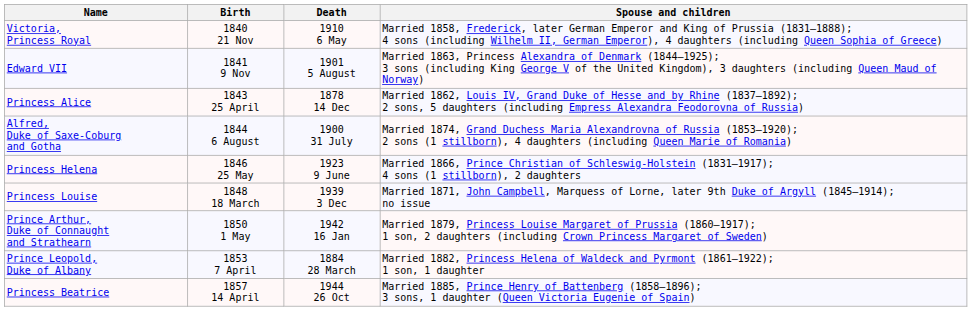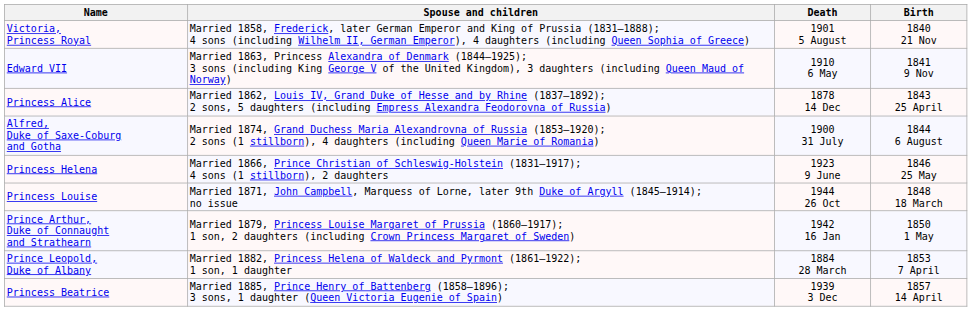columns swapped: (235, 13) <-> (673, 13)
(332, 35) 1910 6 May -> (823, 35) 1901 5 August
(332, 68) 1901 5 August -> (823, 68) 1910 6 May
(332, 197) 1939 3 Dec -> (823, 197) 1944 26 Oct
(332, 292) 1944 26 Oct -> (823, 292) 1939 3 Dec
